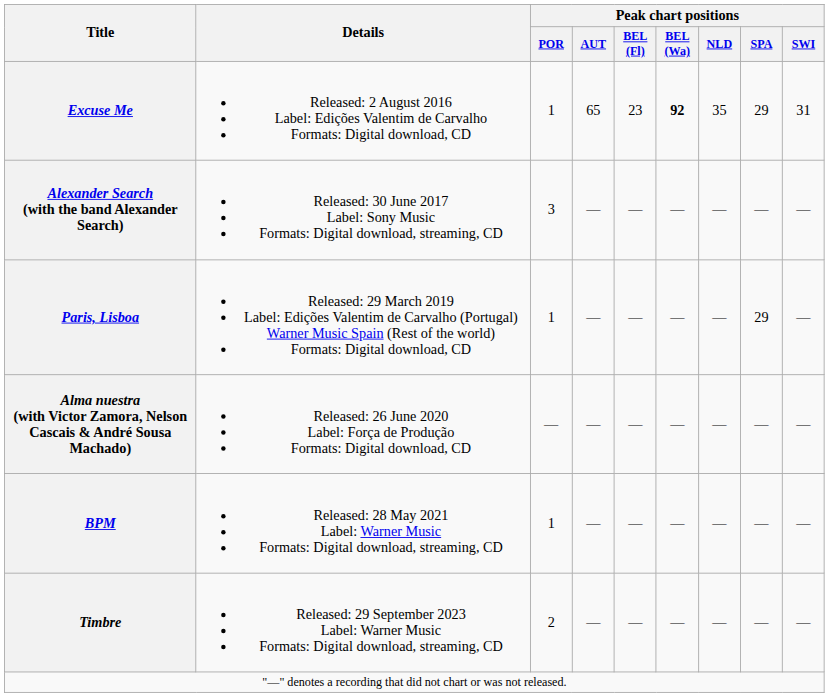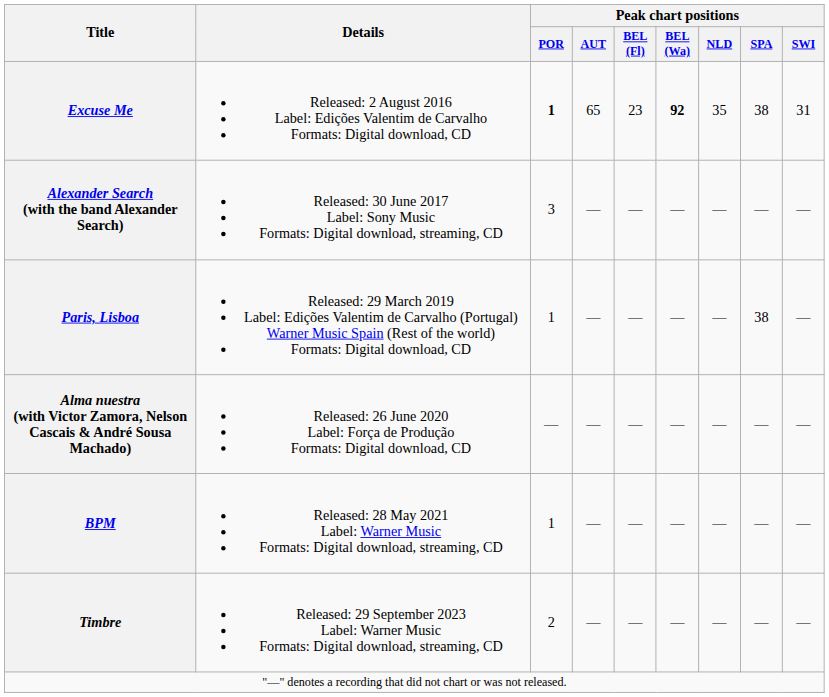(551, 110) normal -> (551, 110) bold
(761, 110) 29 -> (761, 110) 38
(761, 317) 29 -> (761, 317) 38
